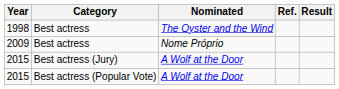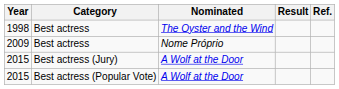columns swapped: (317, 12) <-> (287, 12)
